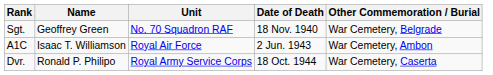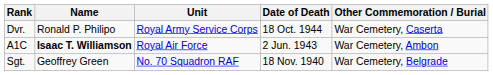rows swapped: (16, 29) <-> (16, 62)
(81, 45) normal -> (84, 45) bold
